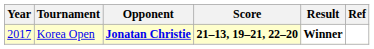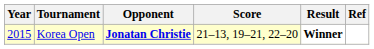(19, 34) 2017 -> (19, 34) 2015
(247, 34) bold -> (247, 34) normal
